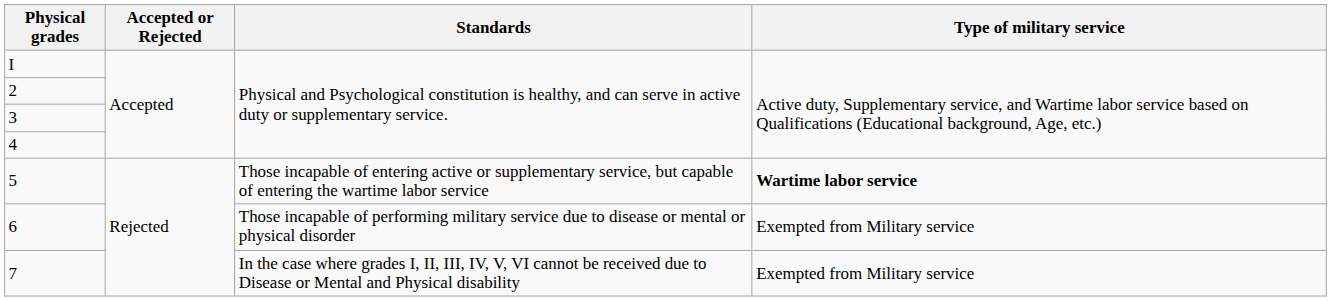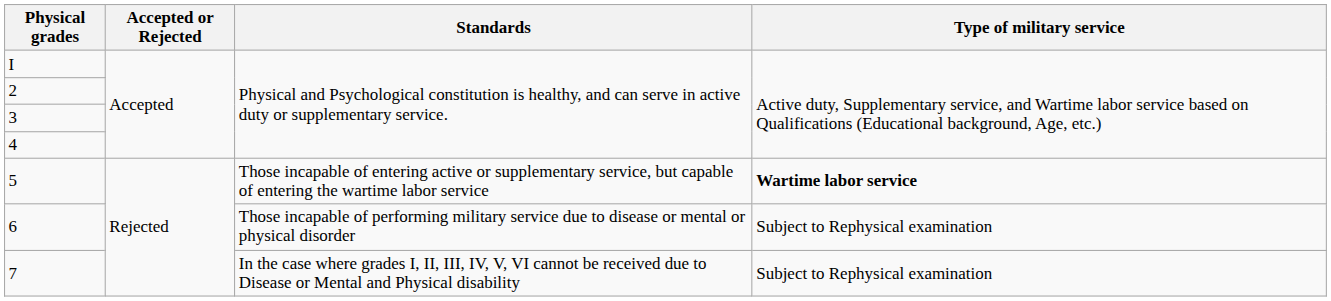(865, 227) Exempted from Military service -> (874, 227) Subject to Rephysical examination
(865, 273) Exempted from Military service -> (874, 273) Subject to Rephysical examination
